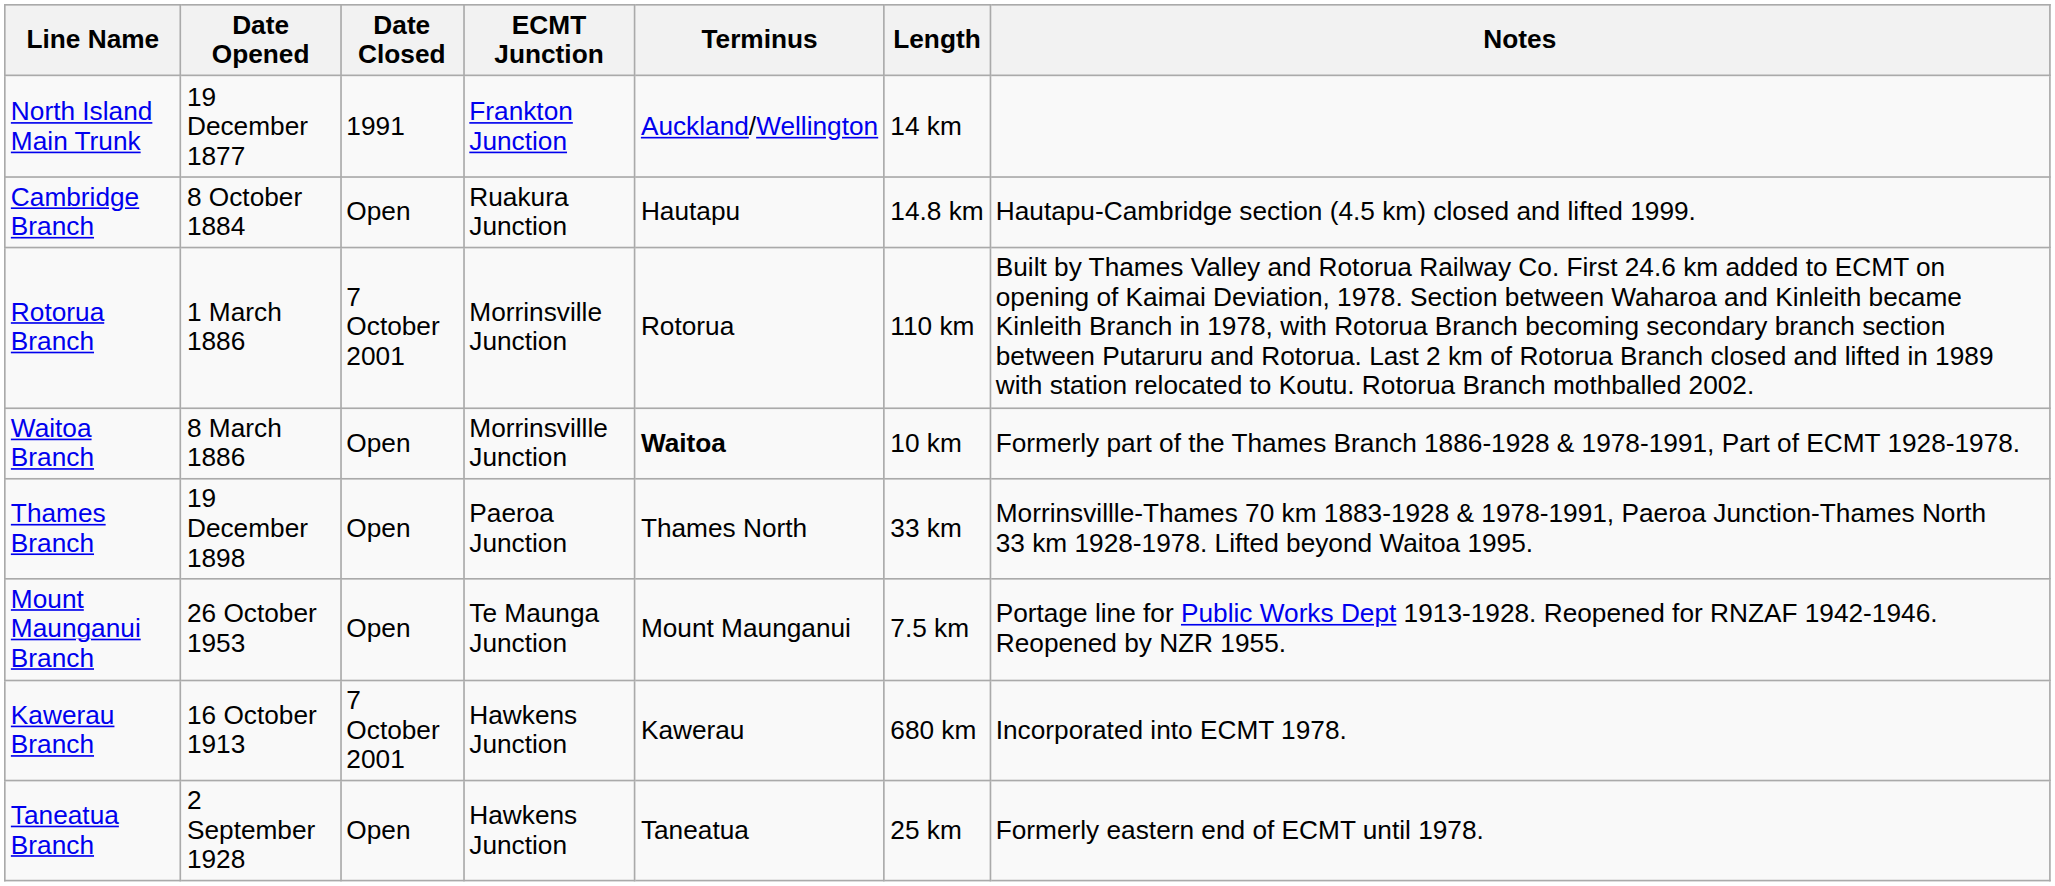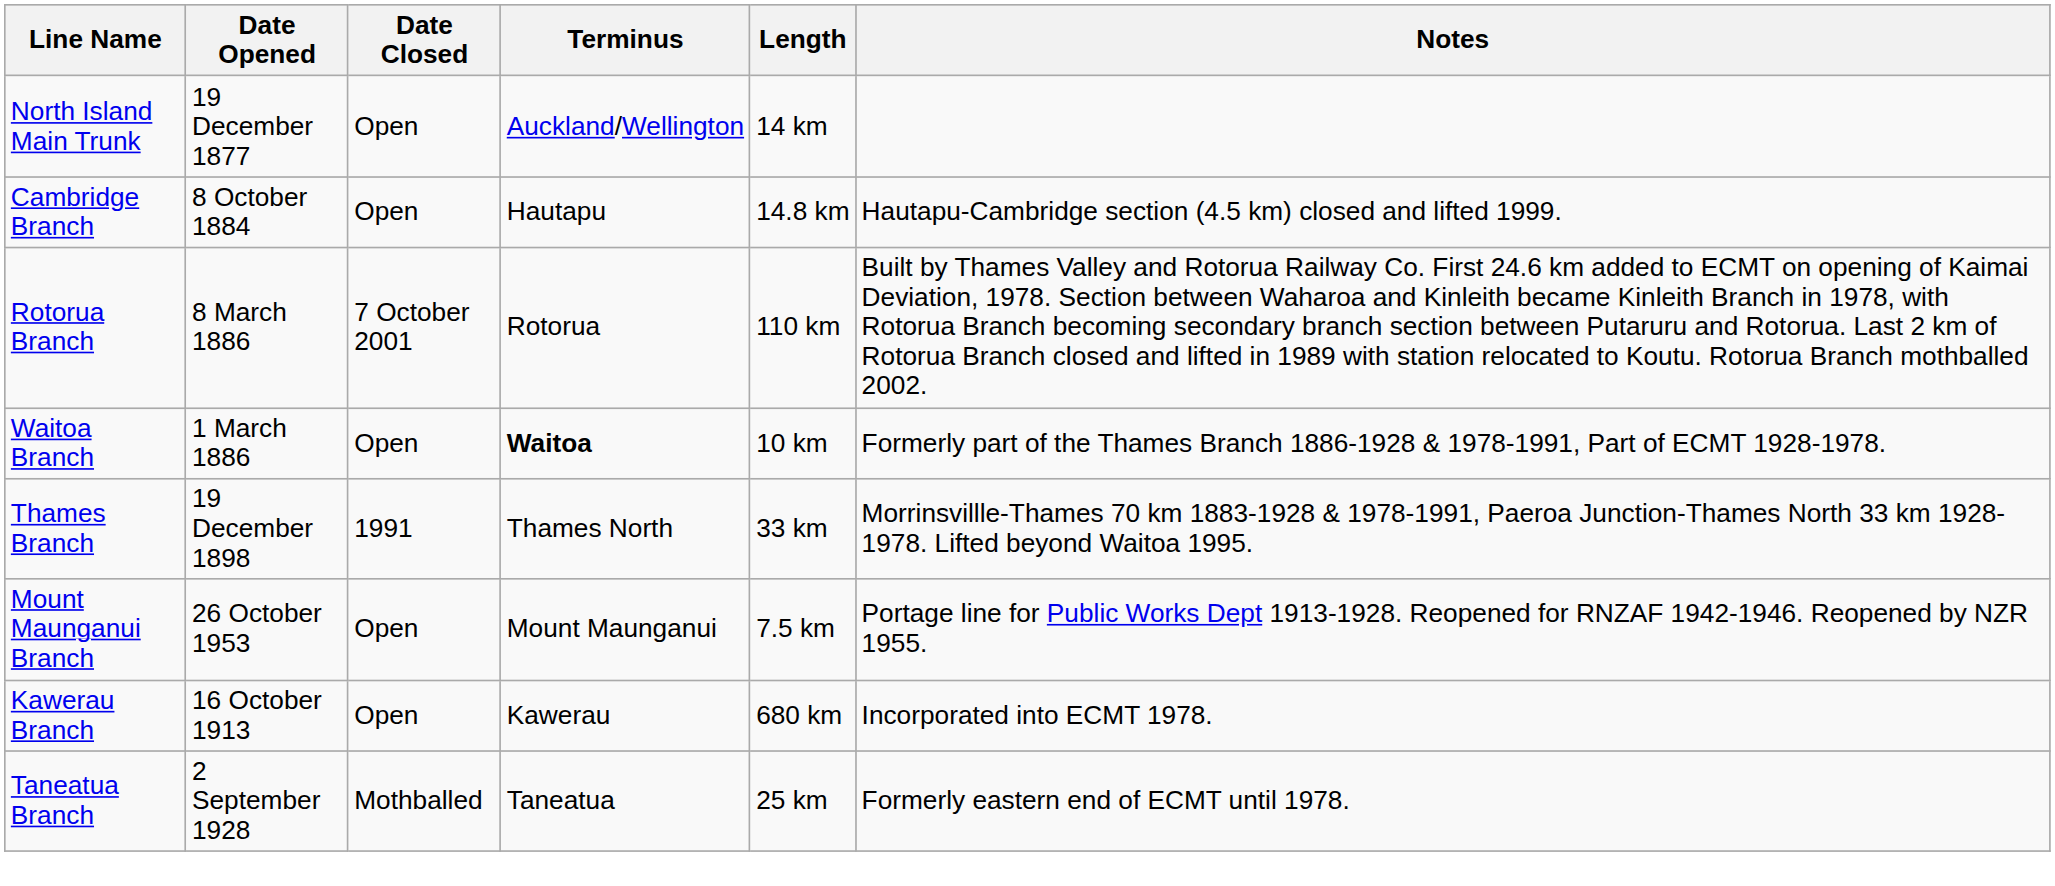- column: (549, 40)
(376, 125) 1991 -> (386, 125) Open
(234, 327) 1 March 1886 -> (239, 327) 8 March 1886
(234, 442) 8 March 1886 -> (239, 442) 1 March 1886
(378, 528) Open -> (383, 528) 1991
(393, 729) 7 October 2001 -> (386, 715) Open
(378, 830) Open -> (418, 801) Mothballed
